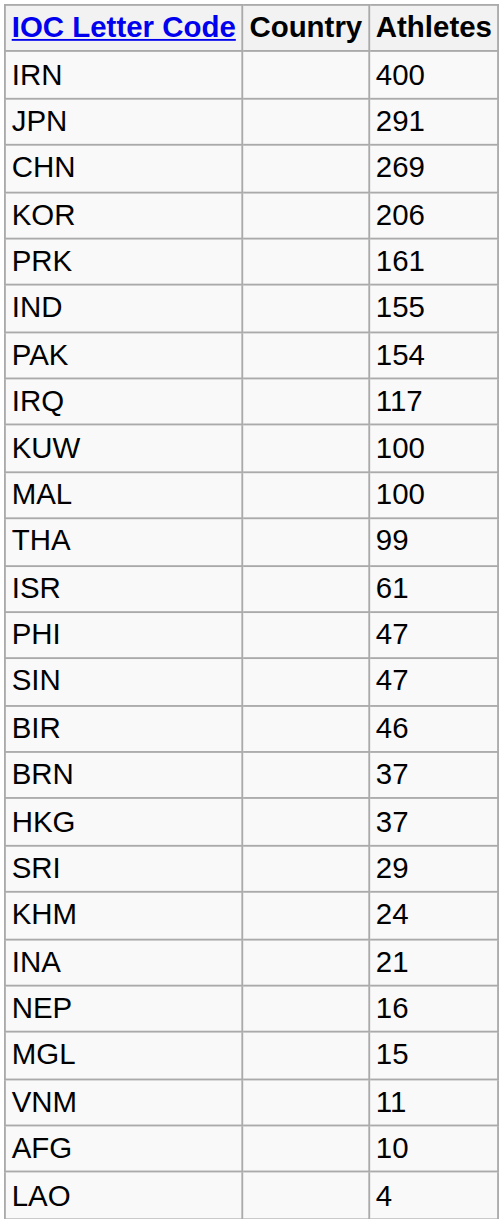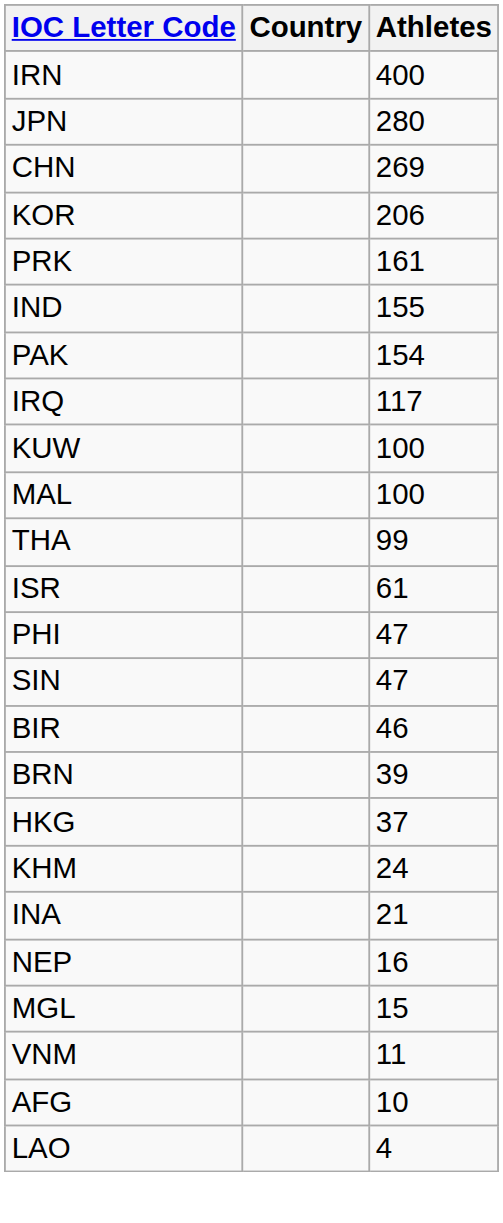(400, 121) 291 -> (400, 121) 280
(392, 774) 37 -> (392, 774) 39
- row: (36, 868)
